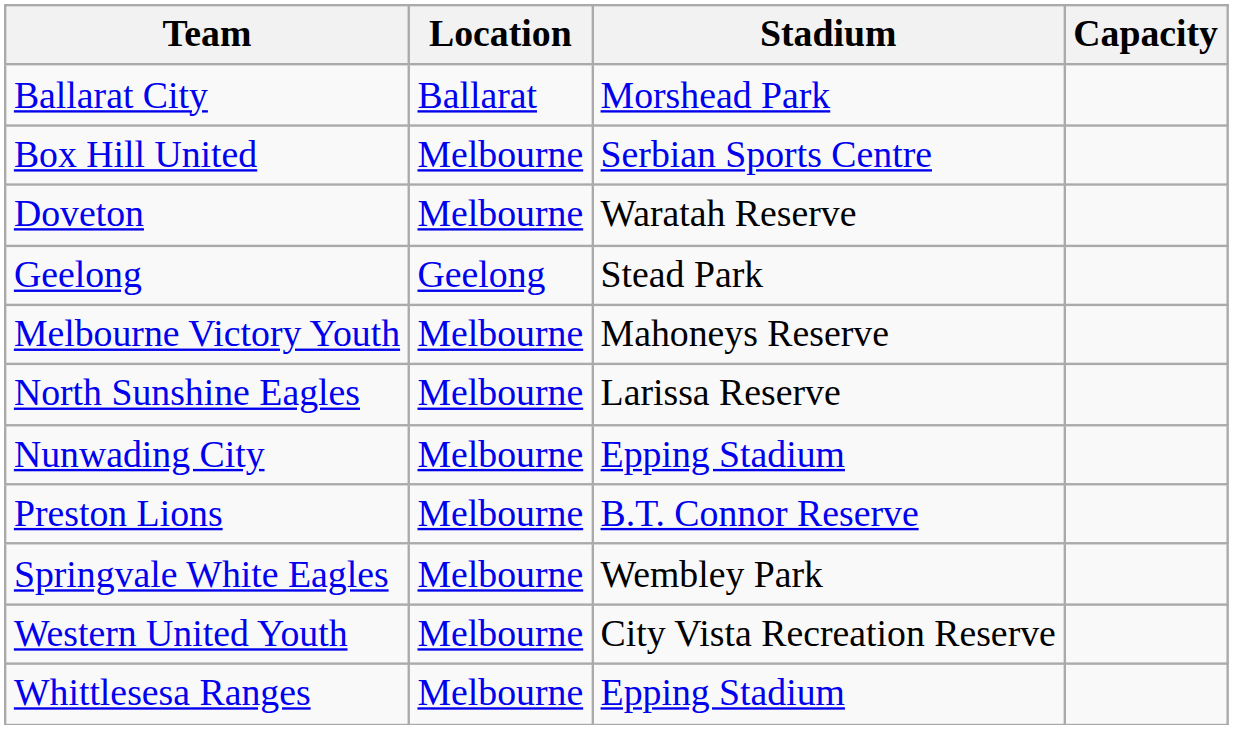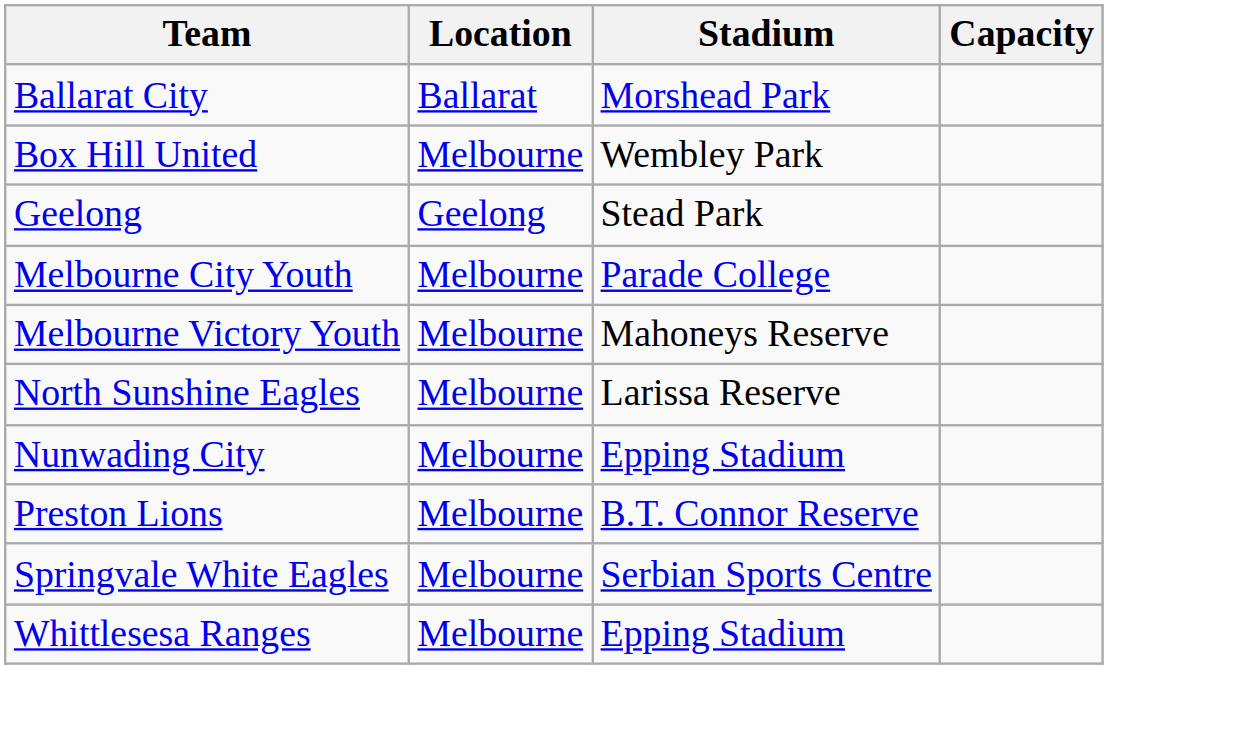(766, 154) Serbian Sports Centre -> (712, 154) Wembley Park
- row: (79, 214)
+ row: (183, 273)
(712, 573) Wembley Park -> (766, 573) Serbian Sports Centre
- row: (181, 633)
